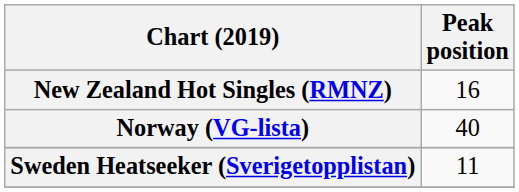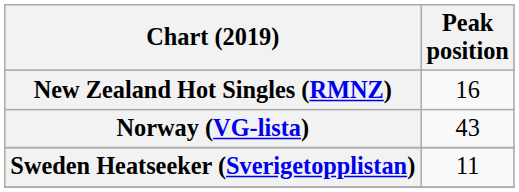(468, 128) 40 -> (468, 128) 43
